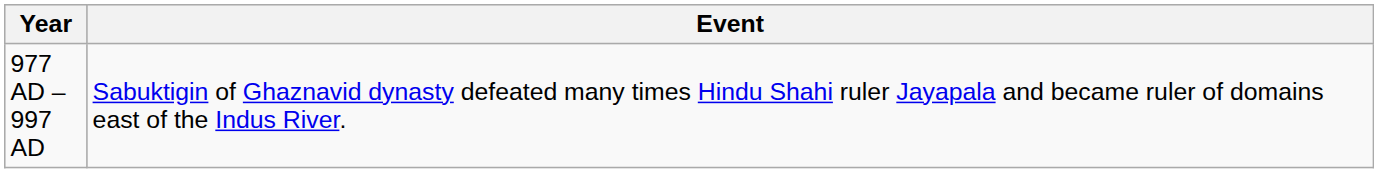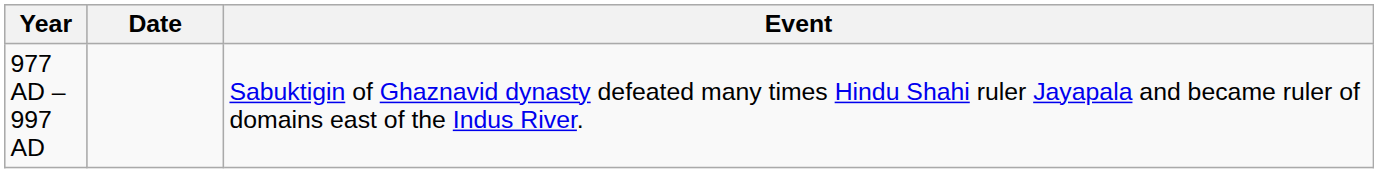+ column: (155, 24)
